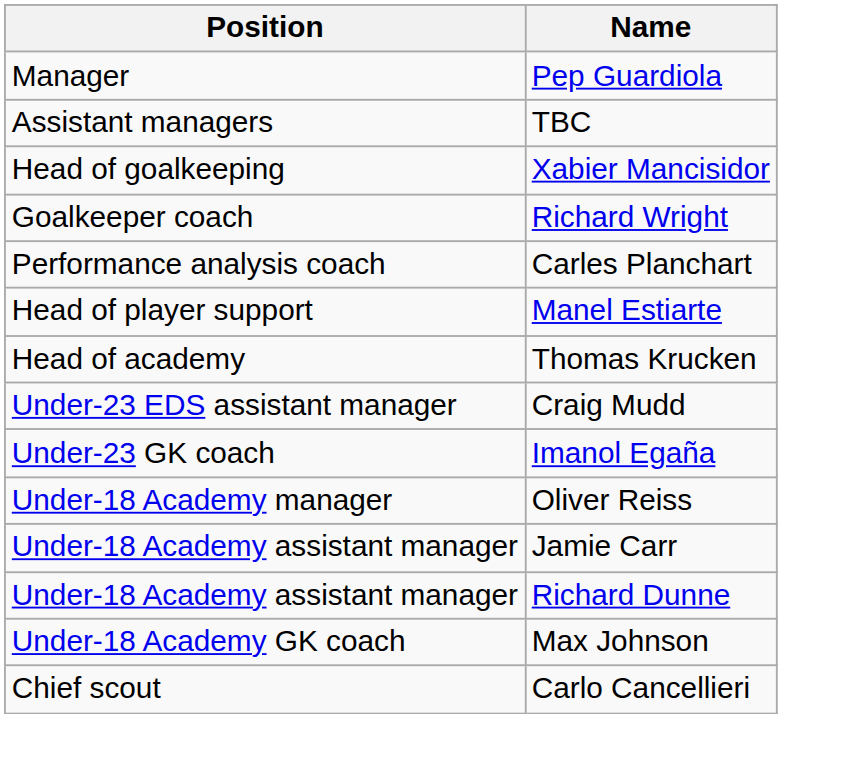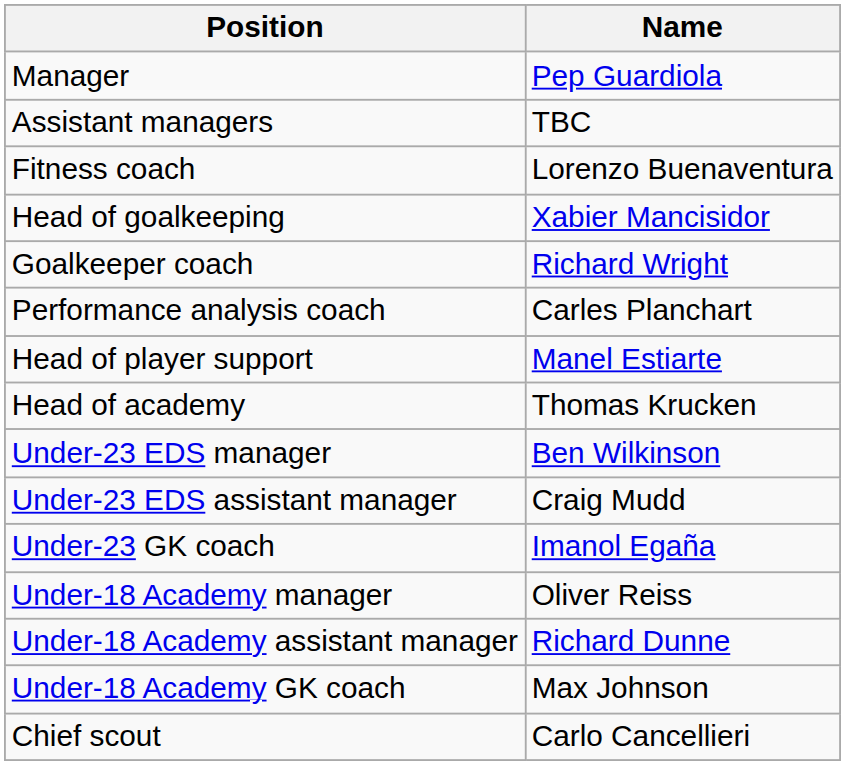+ row: (682, 169)
+ row: (626, 452)
- row: (604, 547)
